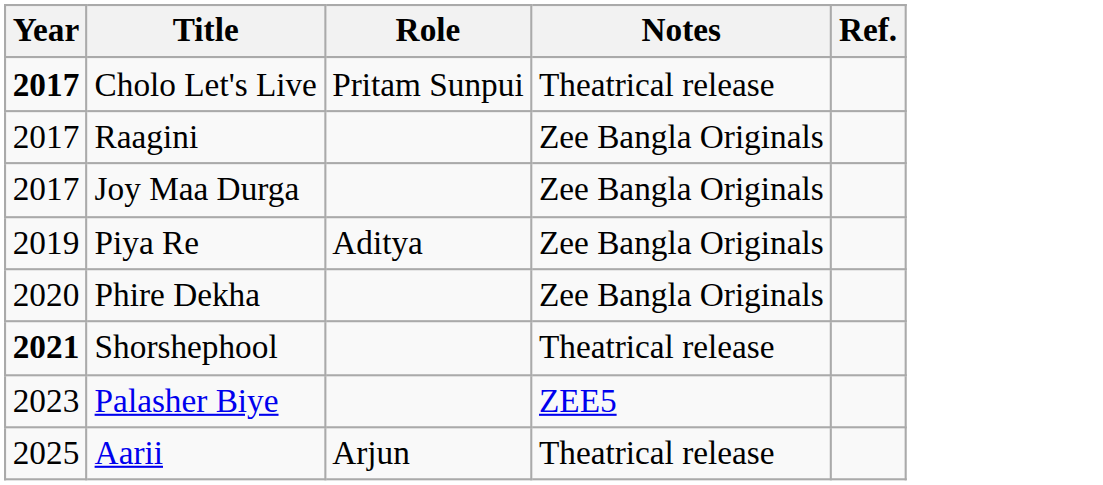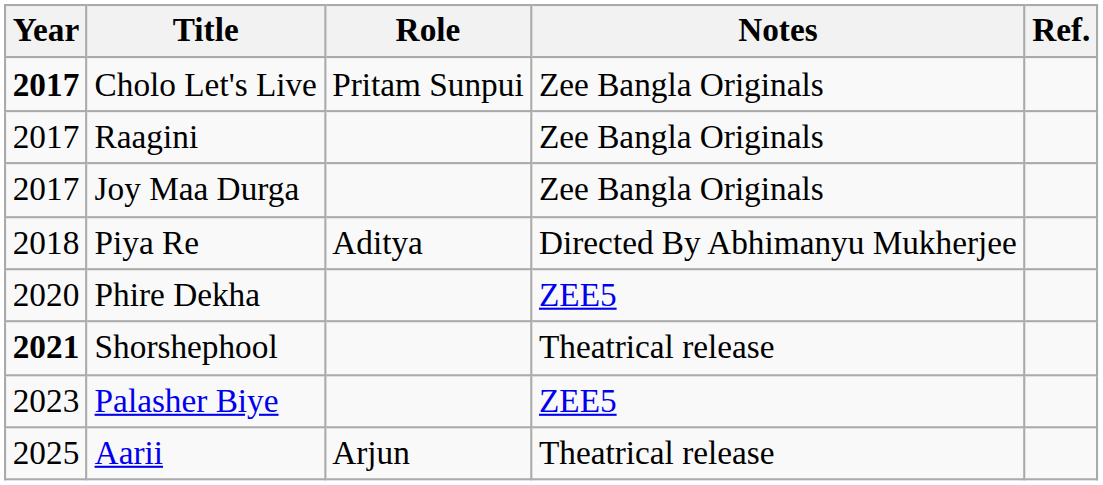(657, 83) Theatrical release -> (681, 83) Zee Bangla Originals
(46, 242) 2019 -> (46, 242) 2018
(681, 242) Zee Bangla Originals -> (778, 242) Directed By Abhimanyu Mukherjee
(681, 294) Zee Bangla Originals -> (578, 294) ZEE5
